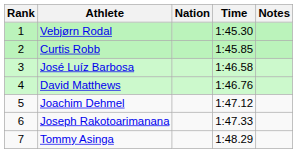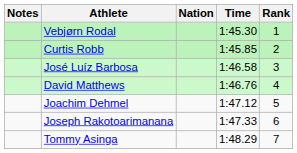columns swapped: (21, 13) <-> (274, 13)
